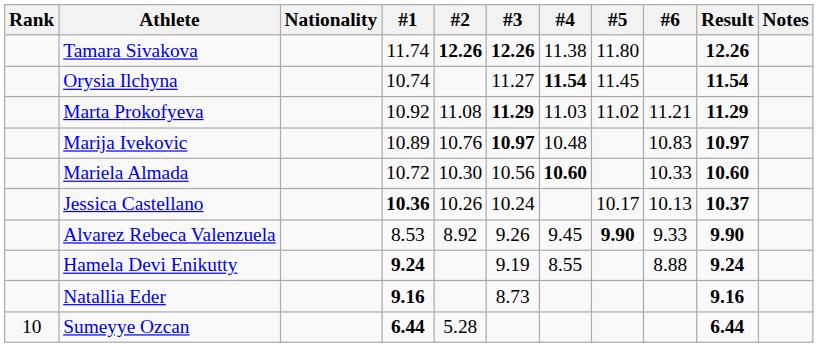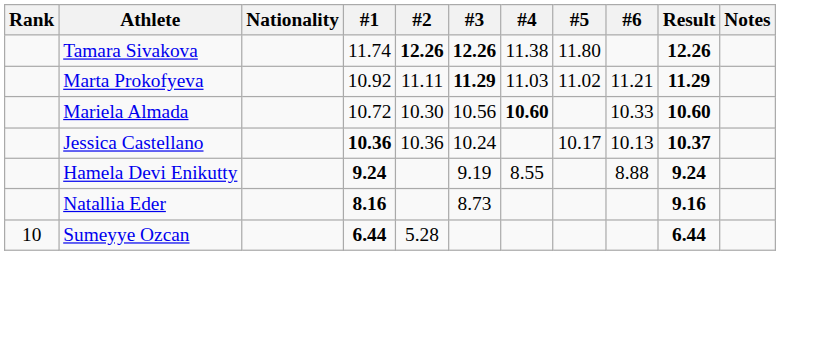- row: (120, 81)
(460, 111) 11.08 -> (422, 81) 11.11
- row: (125, 142)
(460, 204) 10.26 -> (422, 142) 10.36
- row: (169, 234)
(408, 296) 9.16 -> (370, 204) 8.16
